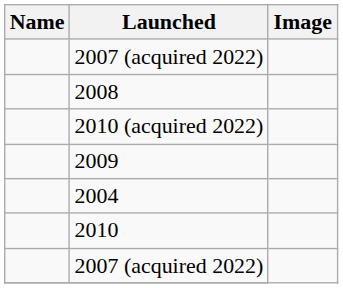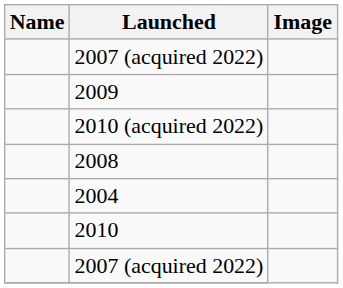rows swapped: (37, 161) <-> (37, 92)
